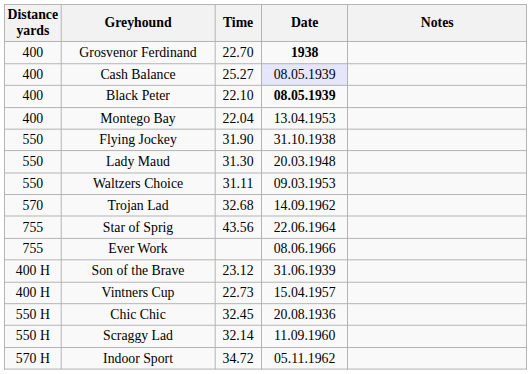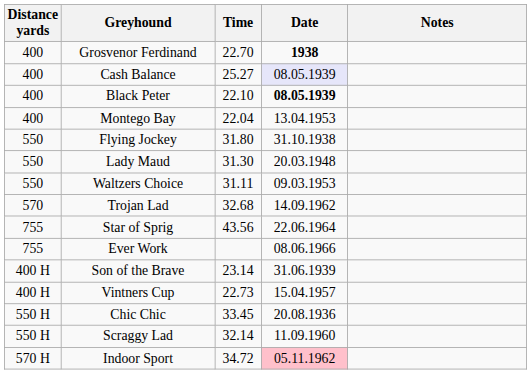(238, 140) 31.90 -> (238, 140) 31.80
(238, 270) 23.12 -> (238, 270) 23.14
(238, 314) 32.45 -> (238, 314) 33.45
(305, 358) no background -> (305, 358) pink background
